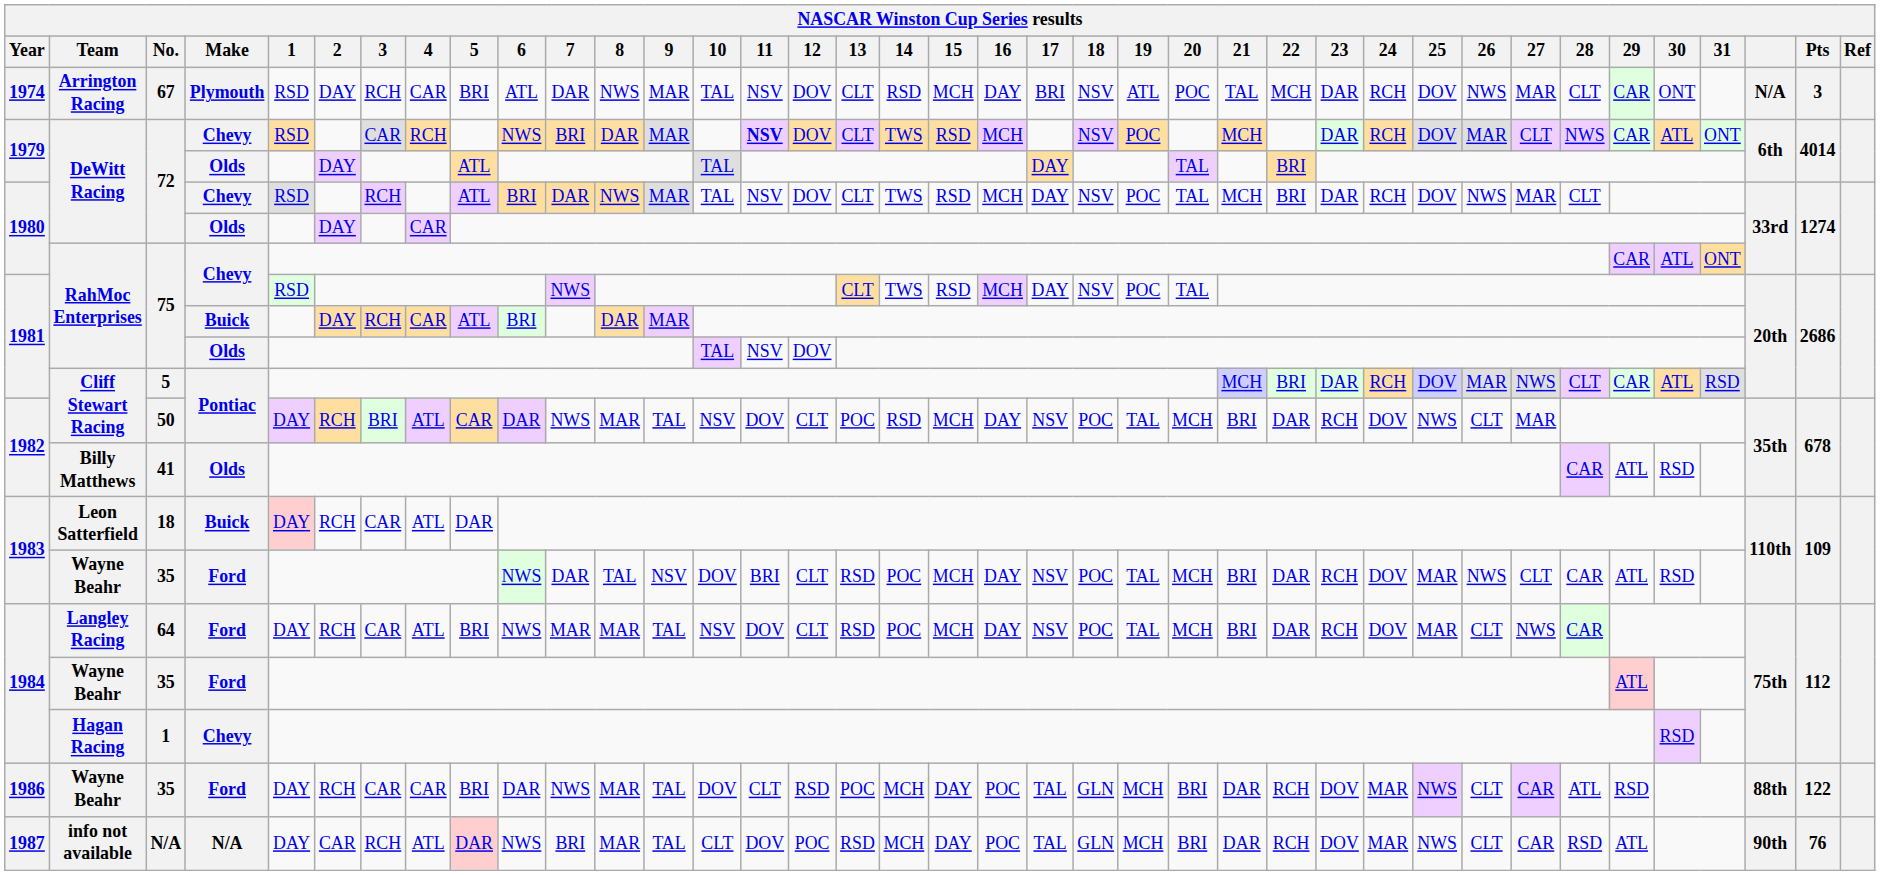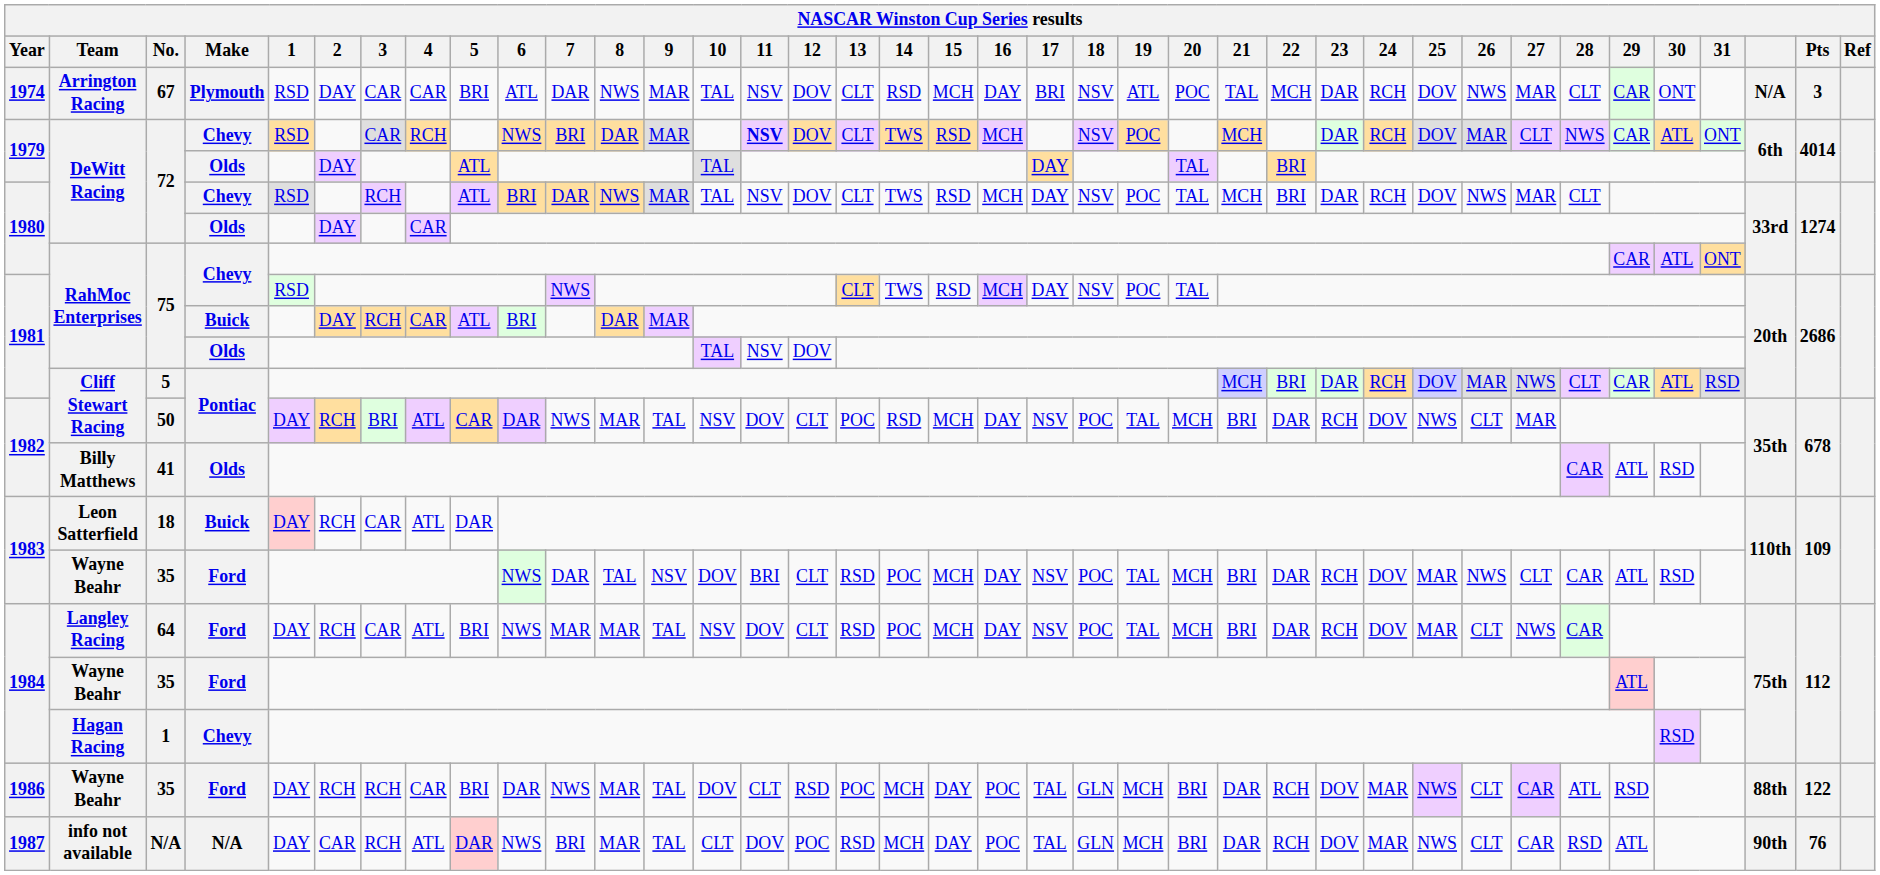(383, 93) RCH -> (383, 93) CAR
(383, 789) CAR -> (383, 789) RCH
